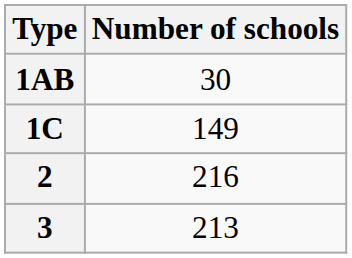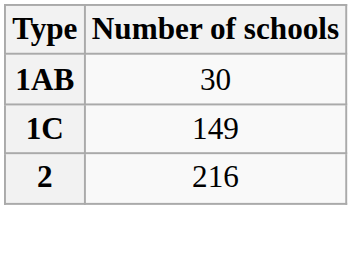- row: (45, 227)
